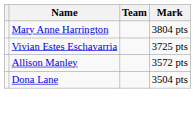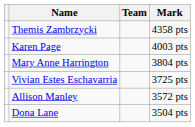+ row: (54, 29)
+ row: (36, 46)
